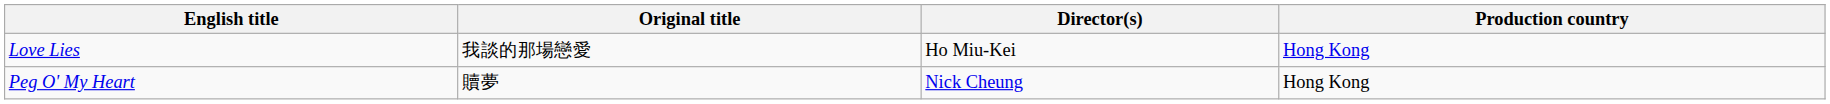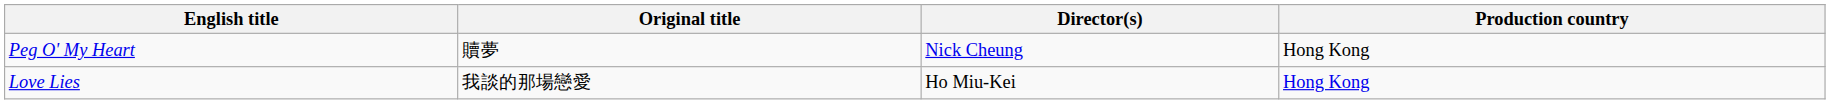rows swapped: (44, 49) <-> (72, 82)
